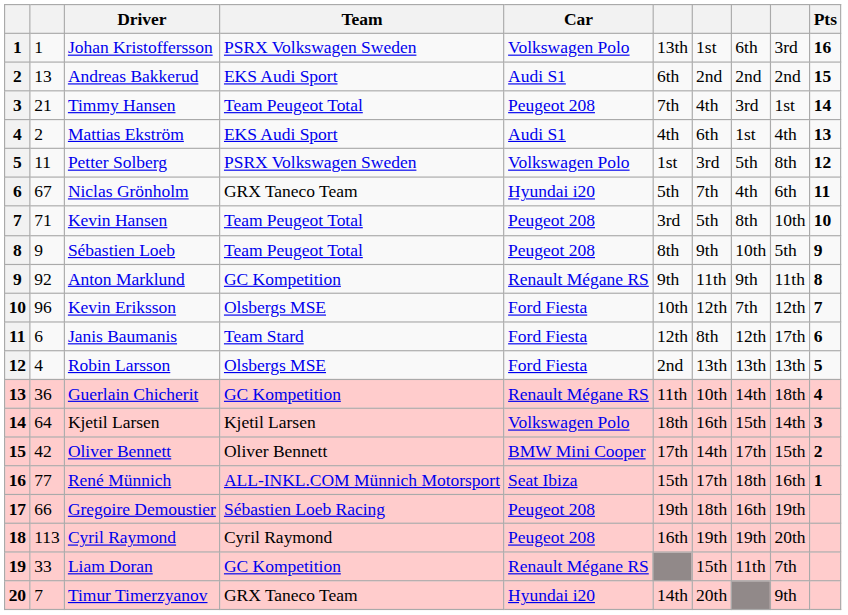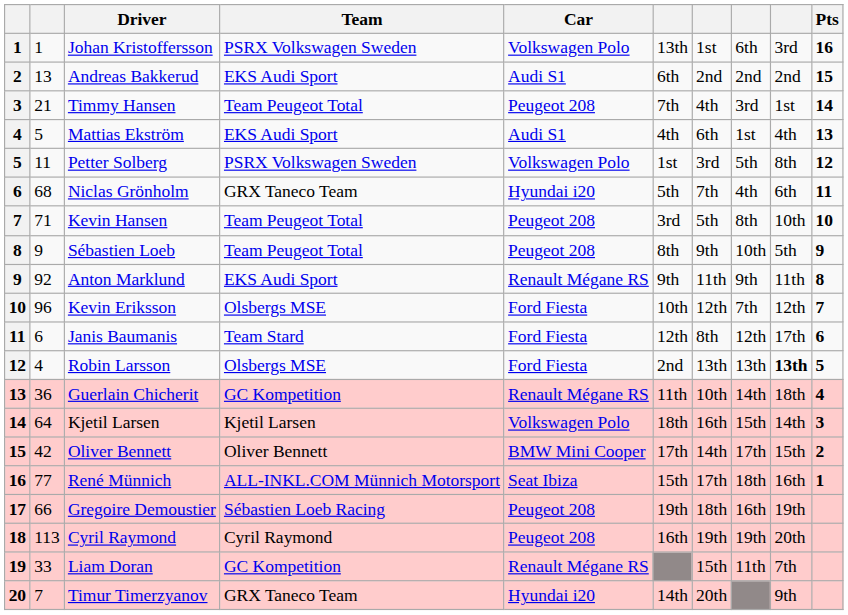(39, 134) 2 -> (39, 134) 5
(43, 192) 67 -> (43, 192) 68
(282, 278) GC Kompetition -> (281, 278) EKS Audi Sport
(790, 364) normal -> (791, 364) bold
